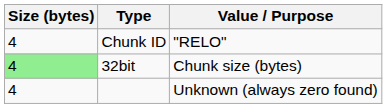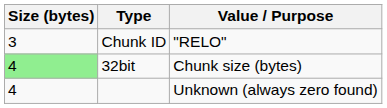(12, 41) 4 -> (12, 41) 3
